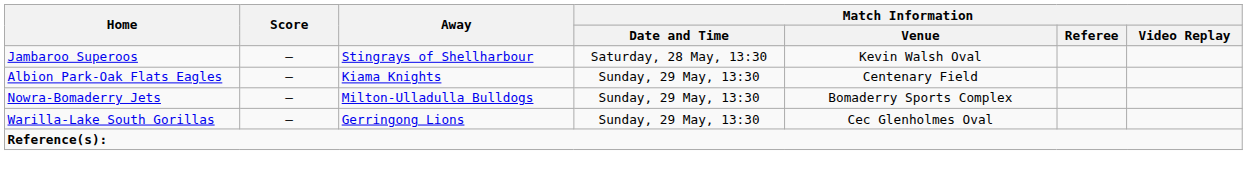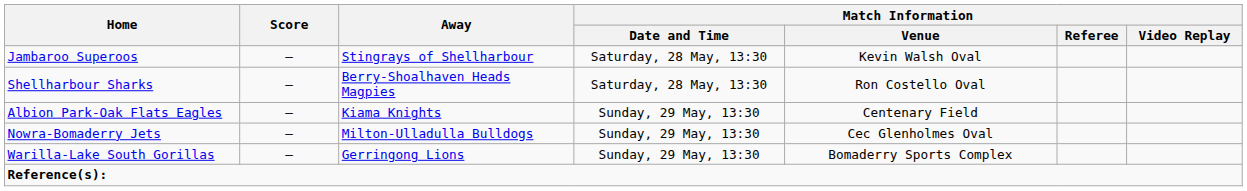+ row: (80, 85)
(920, 98) Bomaderry Sports Complex -> (920, 133) Cec Glenholmes Oval
(920, 119) Cec Glenholmes Oval -> (920, 154) Bomaderry Sports Complex
